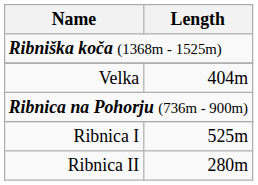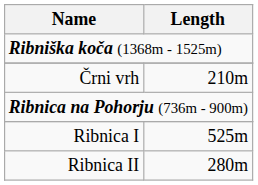- row: (119, 77)
+ row: (109, 77)
